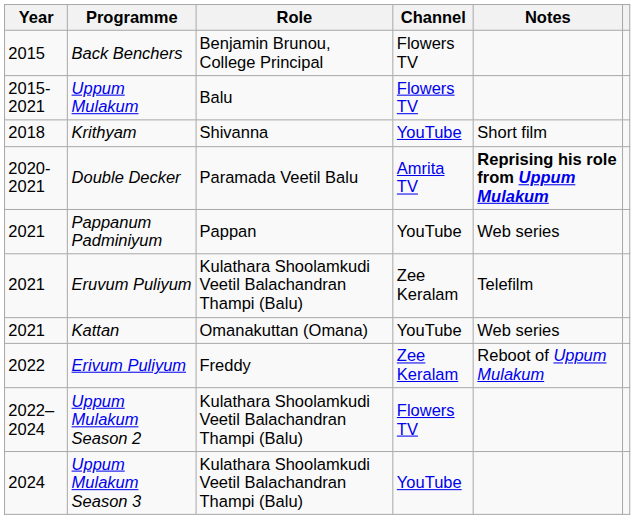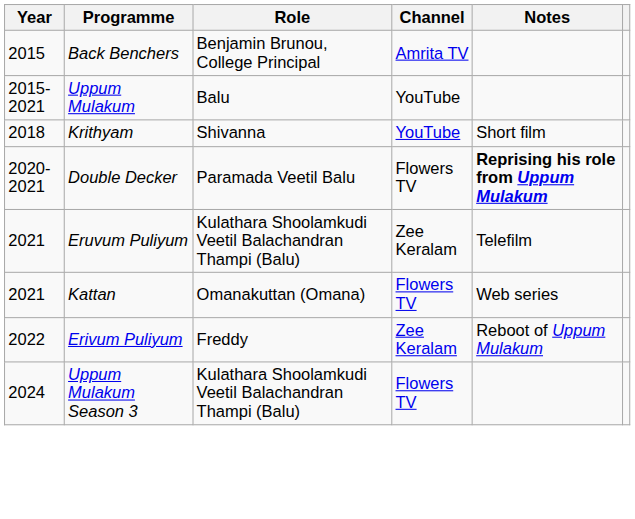(426, 52) Flowers TV -> (432, 52) Amrita TV
(426, 97) Flowers TV -> (428, 97) YouTube
(421, 177) Amrita TV -> (424, 177) Flowers TV
- row: (117, 231)
(429, 330) YouTube -> (424, 294) Flowers TV
- row: (106, 419)
(429, 482) YouTube -> (424, 393) Flowers TV
